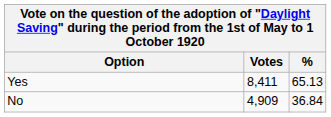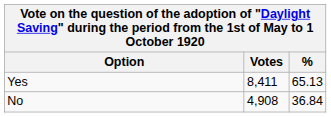(263, 101) 4,909 -> (263, 101) 4,908
